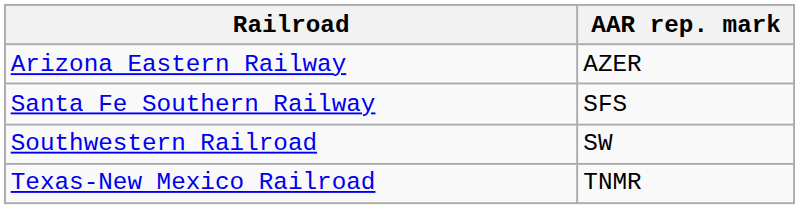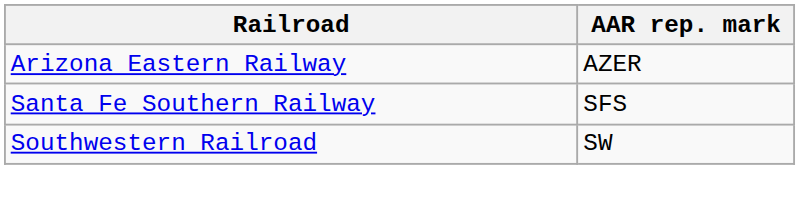- row: (193, 183)
